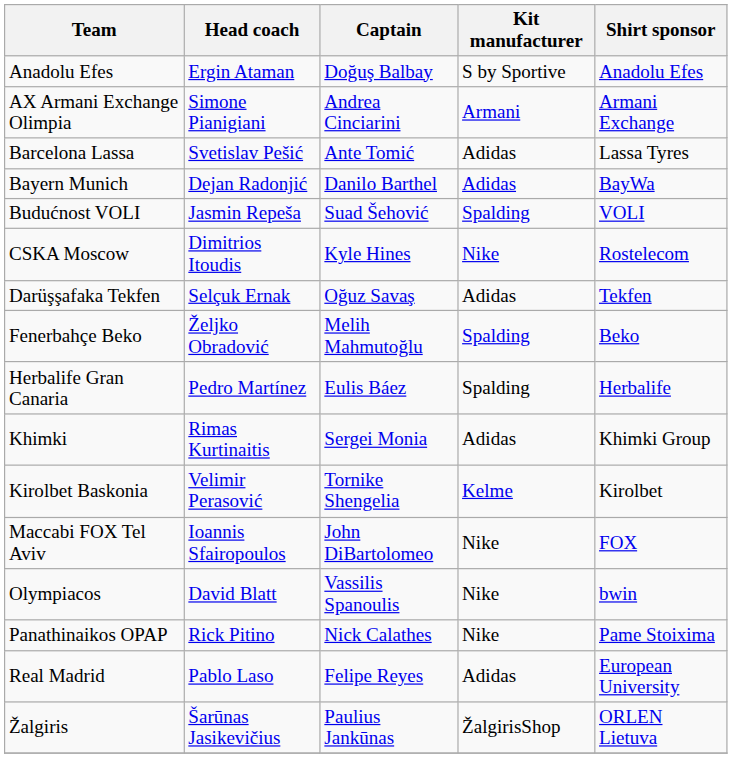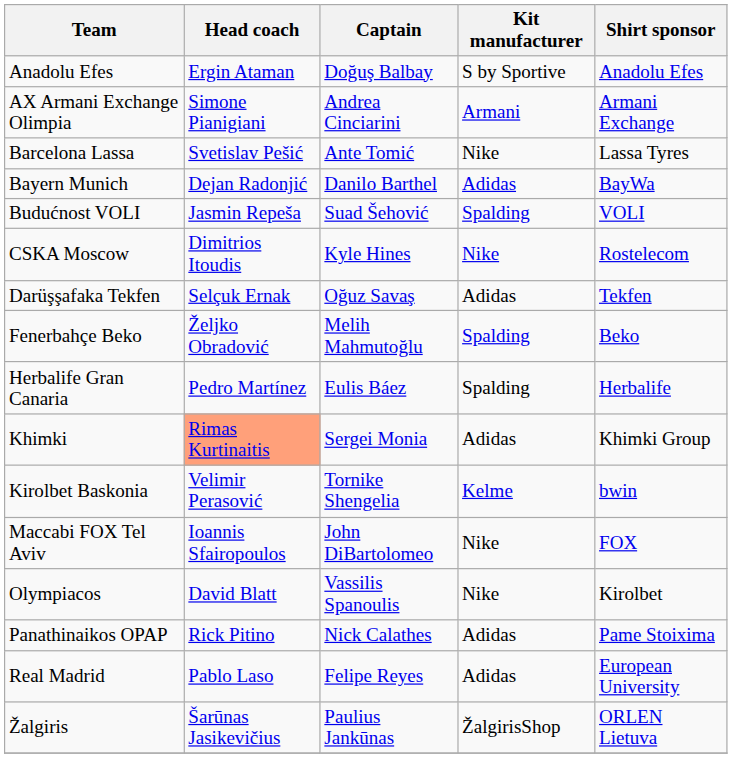(489, 153) Adidas -> (481, 153) Nike
(229, 439) no background -> (229, 439) lightsalmon background
(631, 490) Kirolbet -> (618, 490) bwin
(618, 594) bwin -> (631, 594) Kirolbet
(481, 635) Nike -> (489, 635) Adidas
